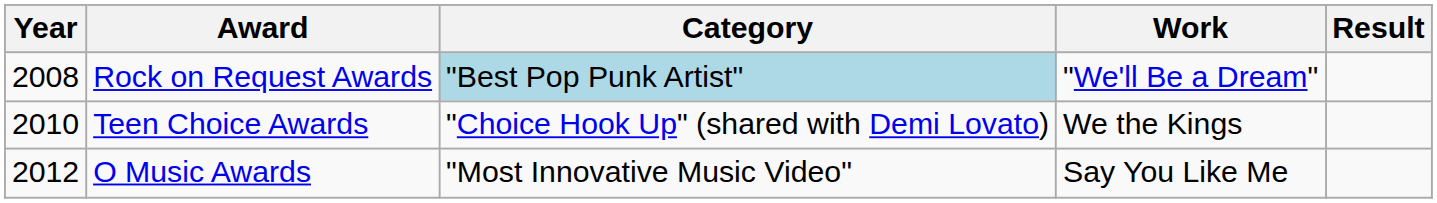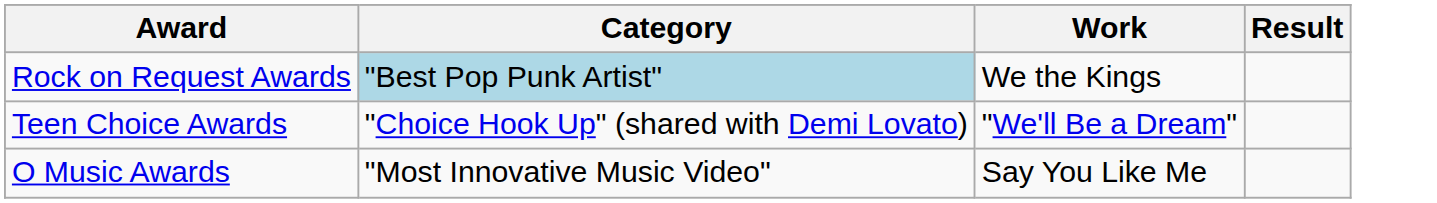- column: (46, 28)
(1191, 76) "We'll Be a Dream" -> (1071, 76) We the Kings
(1153, 124) We the Kings -> (1109, 124) "We'll Be a Dream"
